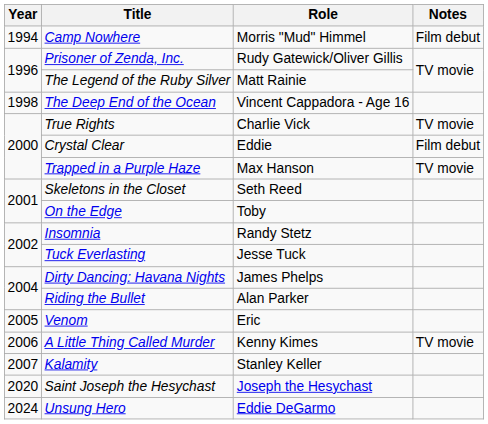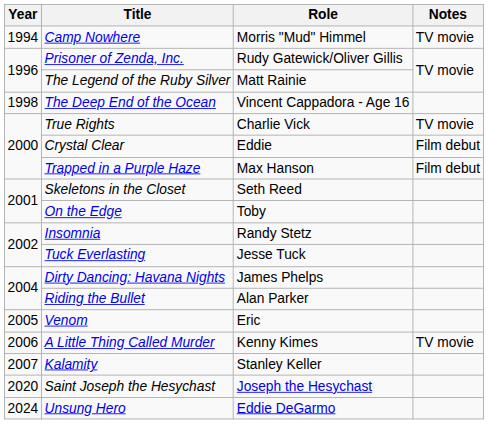(448, 37) Film debut -> (445, 37) TV movie
(445, 168) TV movie -> (448, 168) Film debut
